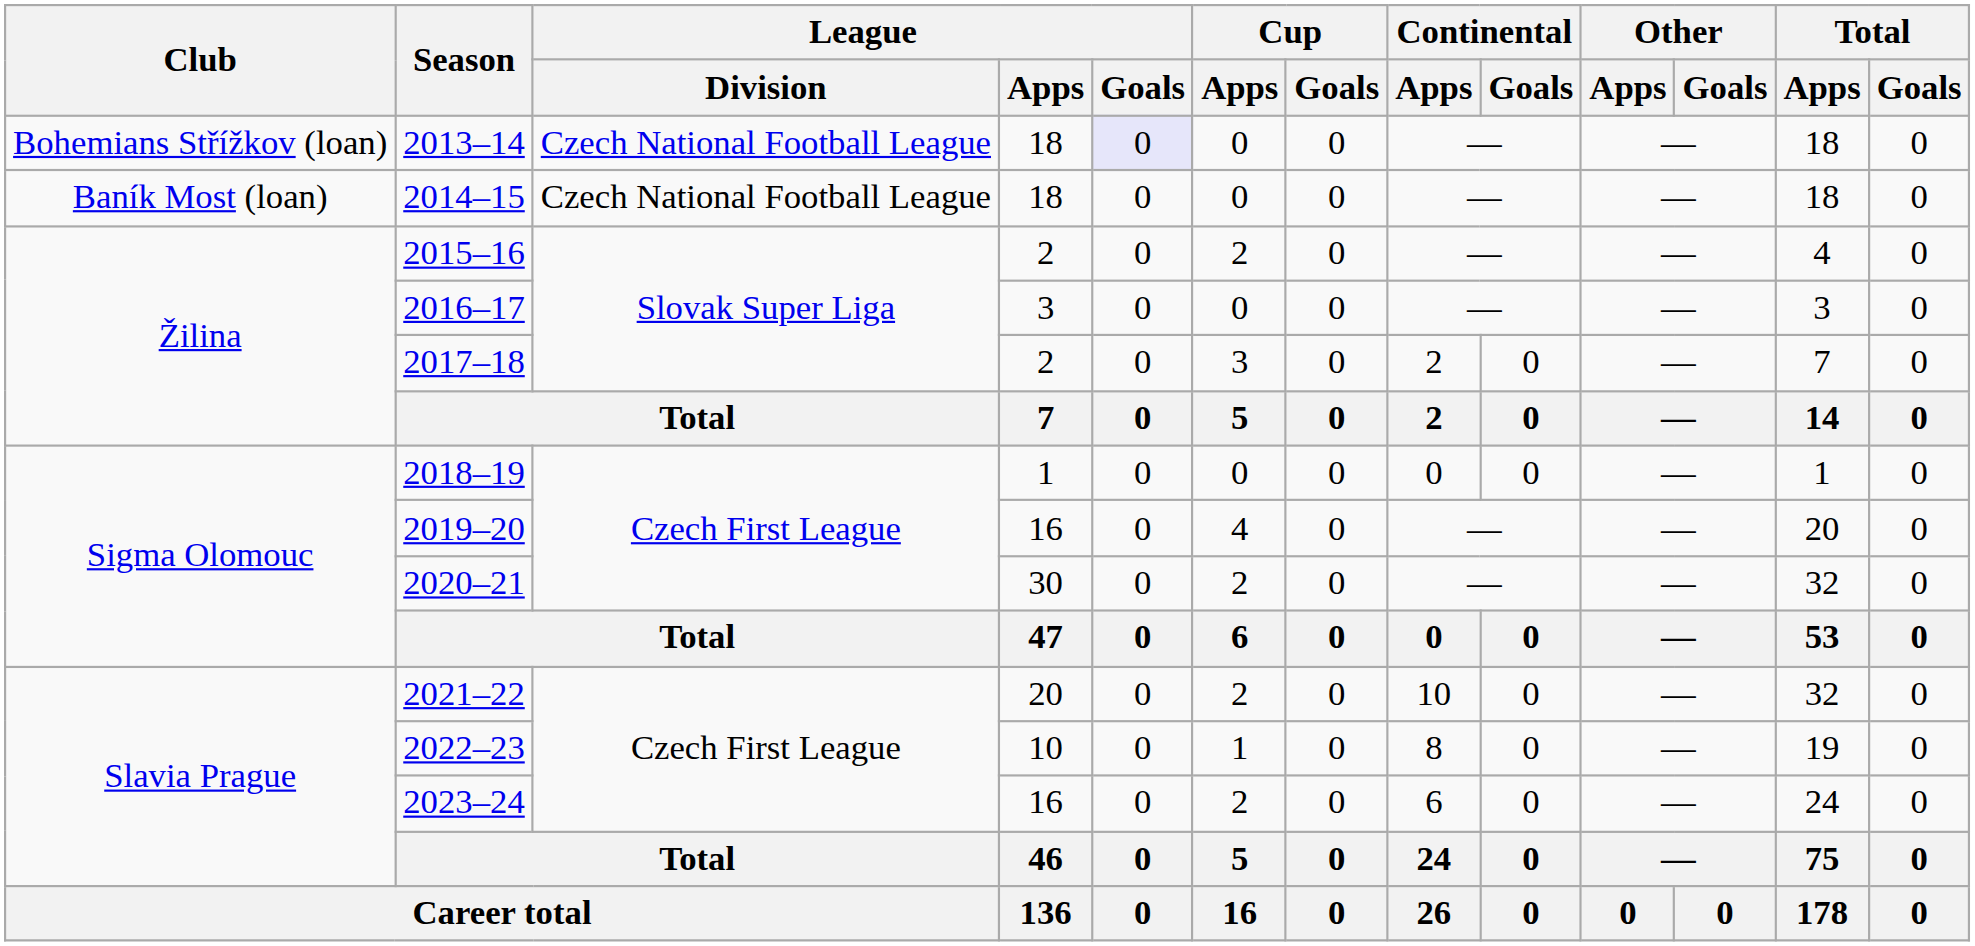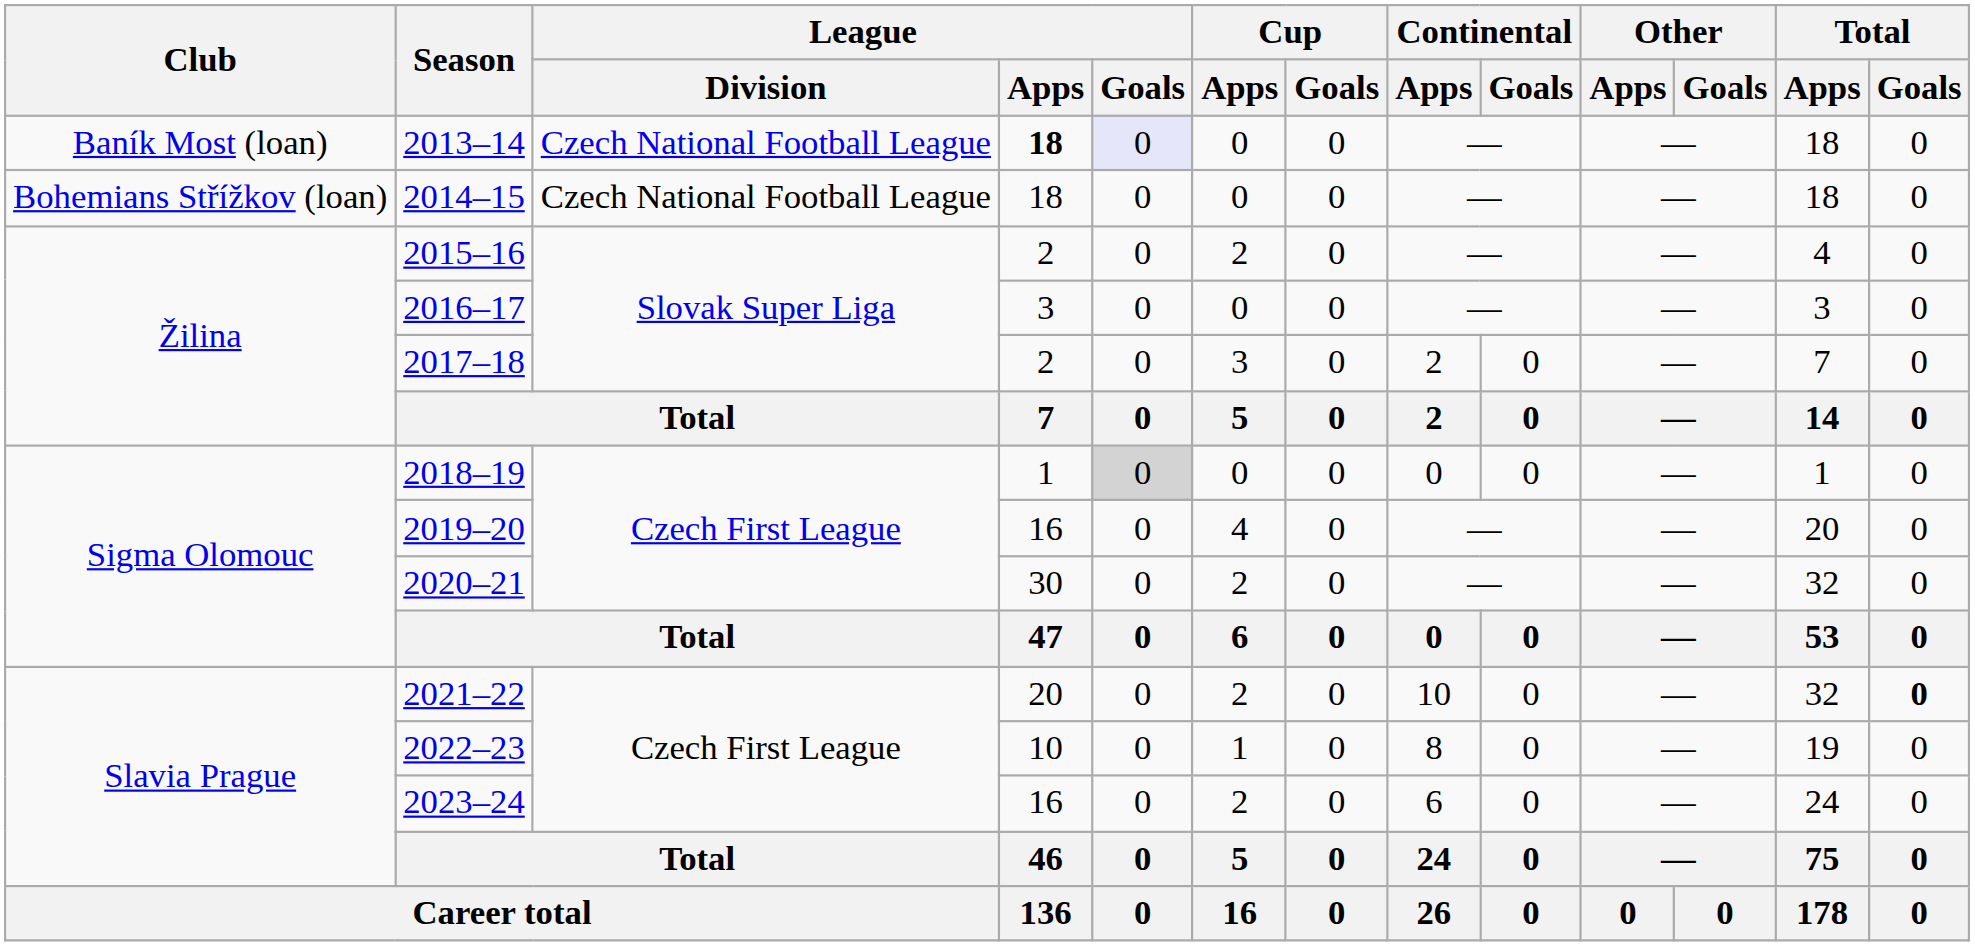(200, 142) Bohemians Střížkov (loan) -> (200, 142) Baník Most (loan)
(1046, 142) normal -> (1046, 142) bold
(200, 197) Baník Most (loan) -> (200, 197) Bohemians Střížkov (loan)
(1143, 472) no background -> (1143, 472) lightgrey background
(1919, 692) normal -> (1919, 692) bold
